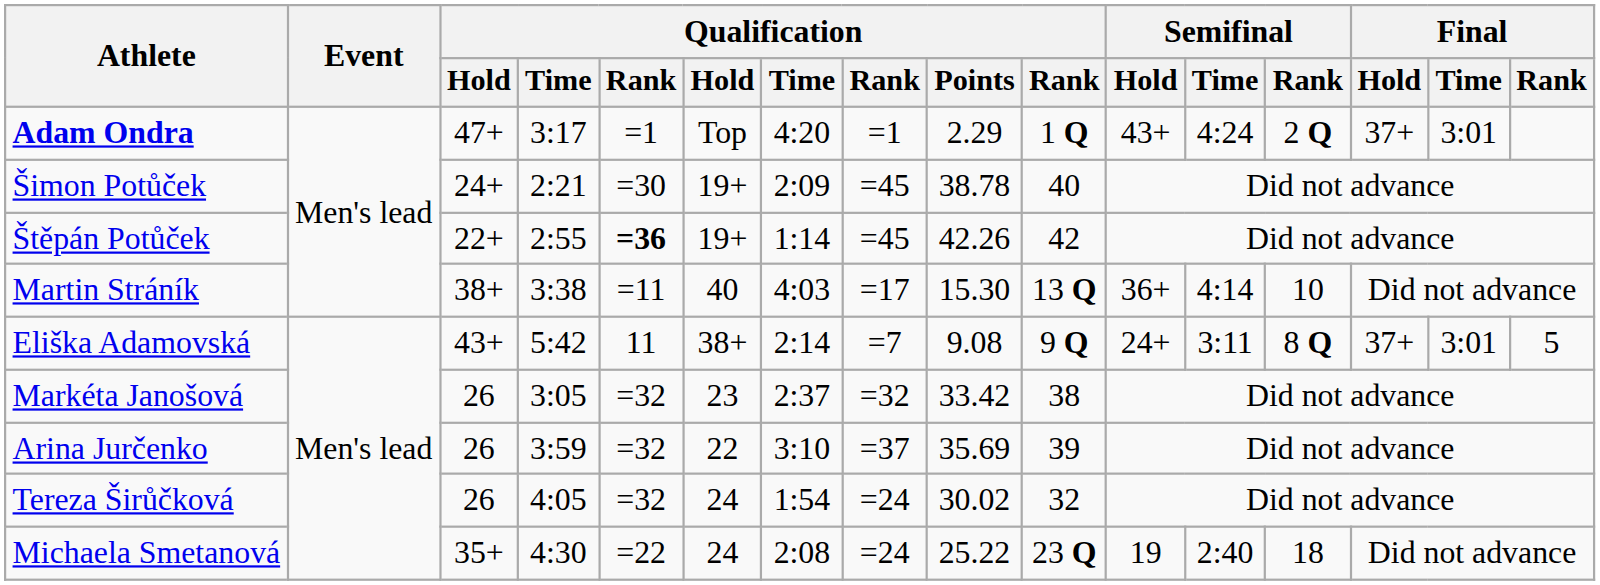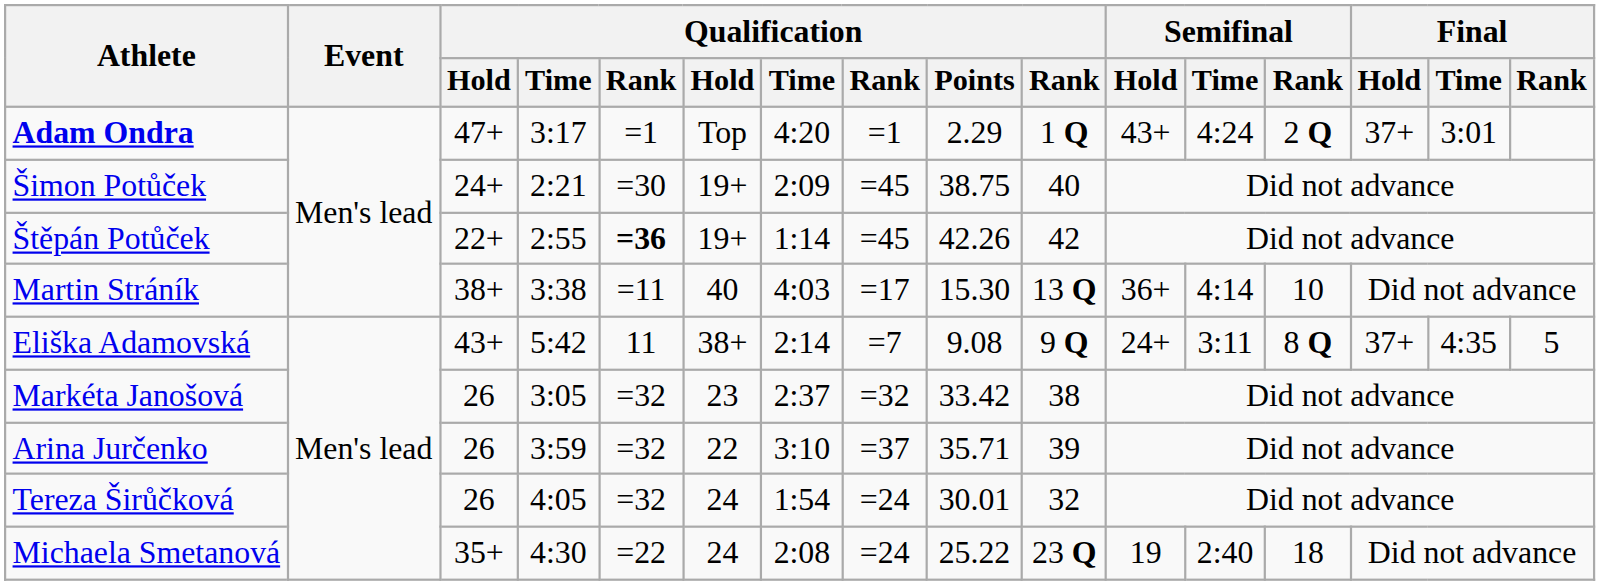(974, 185) 38.78 -> (974, 185) 38.75
(1469, 343) 3:01 -> (1469, 343) 4:35
(974, 448) 35.69 -> (974, 448) 35.71
(974, 500) 30.02 -> (974, 500) 30.01
